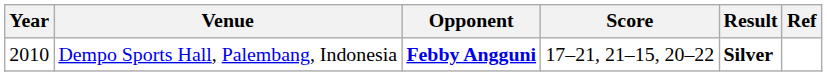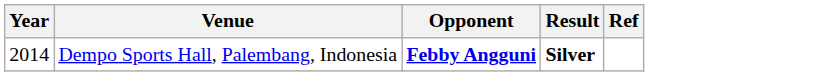- column: (630, 21)
(29, 54) 2010 -> (29, 54) 2014
